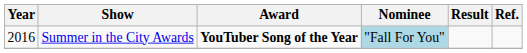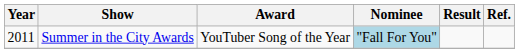(21, 37) 2016 -> (21, 37) 2011
(279, 37) bold -> (275, 37) normal
